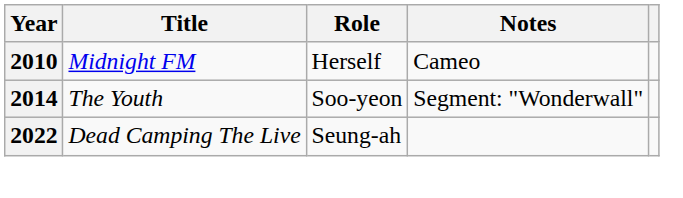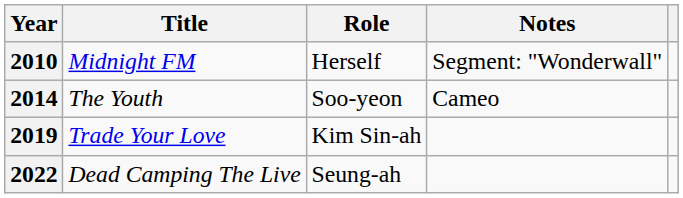(447, 60) Cameo -> (547, 60) Segment: "Wonderwall"
(528, 98) Segment: "Wonderwall" -> (466, 98) Cameo
+ row: (34, 135)
